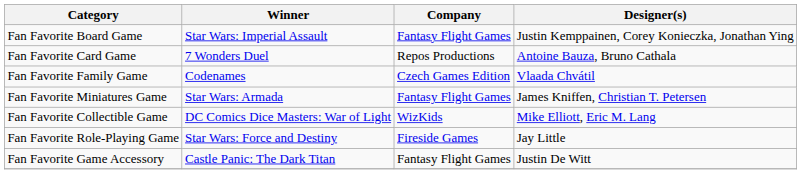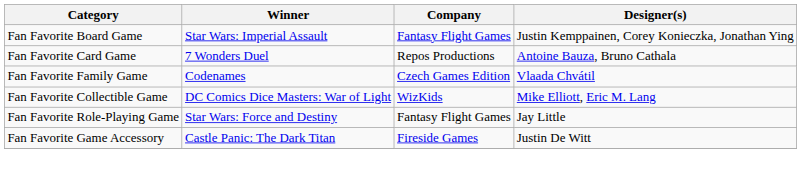- row: (87, 96)
(438, 138) Fireside Games -> (454, 117) Fantasy Flight Games
(454, 158) Fantasy Flight Games -> (438, 138) Fireside Games
